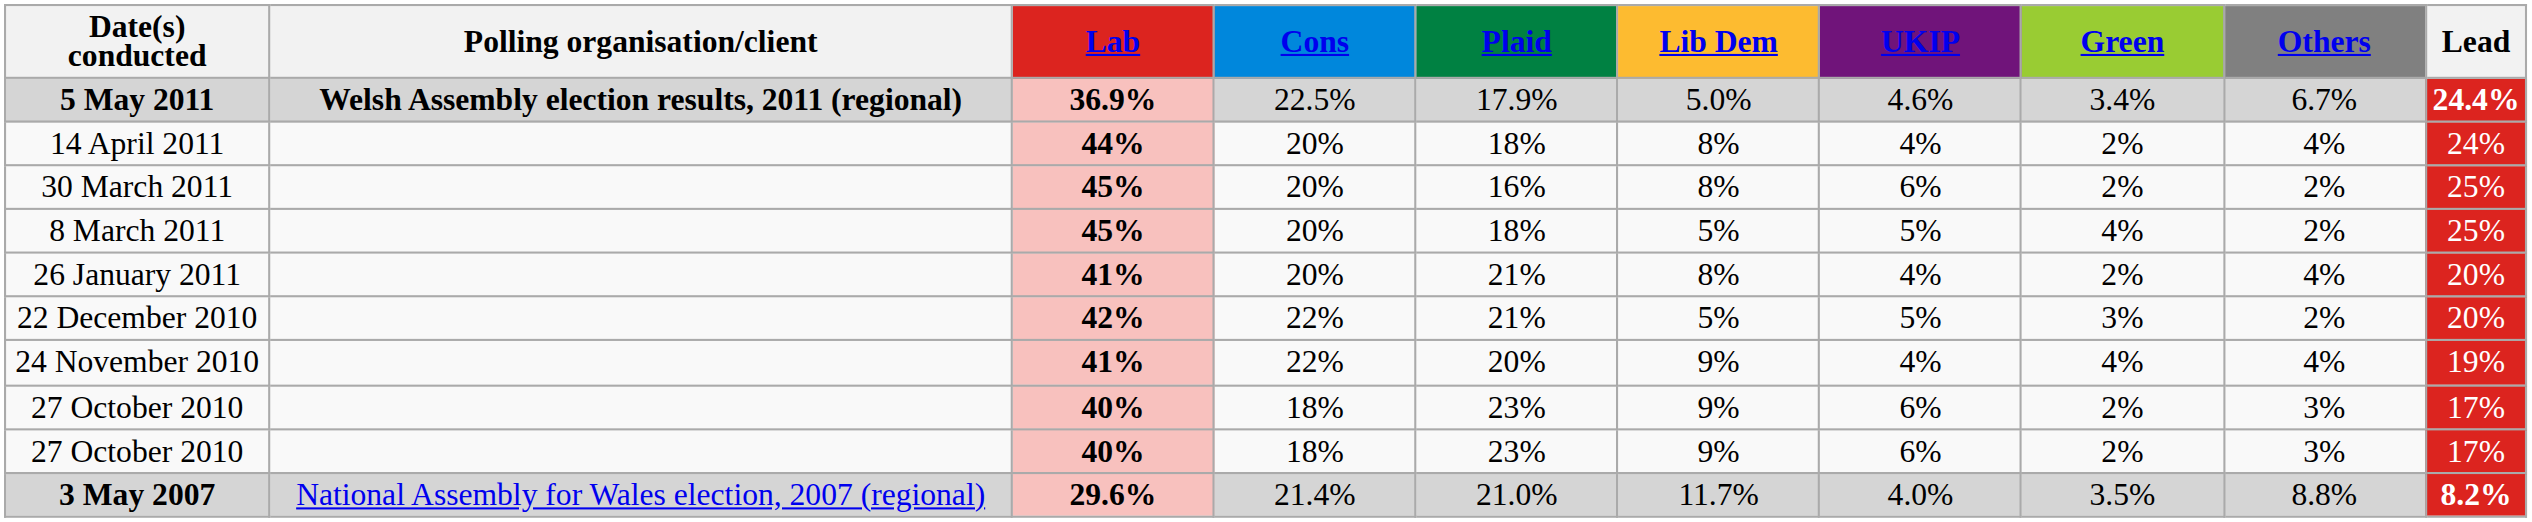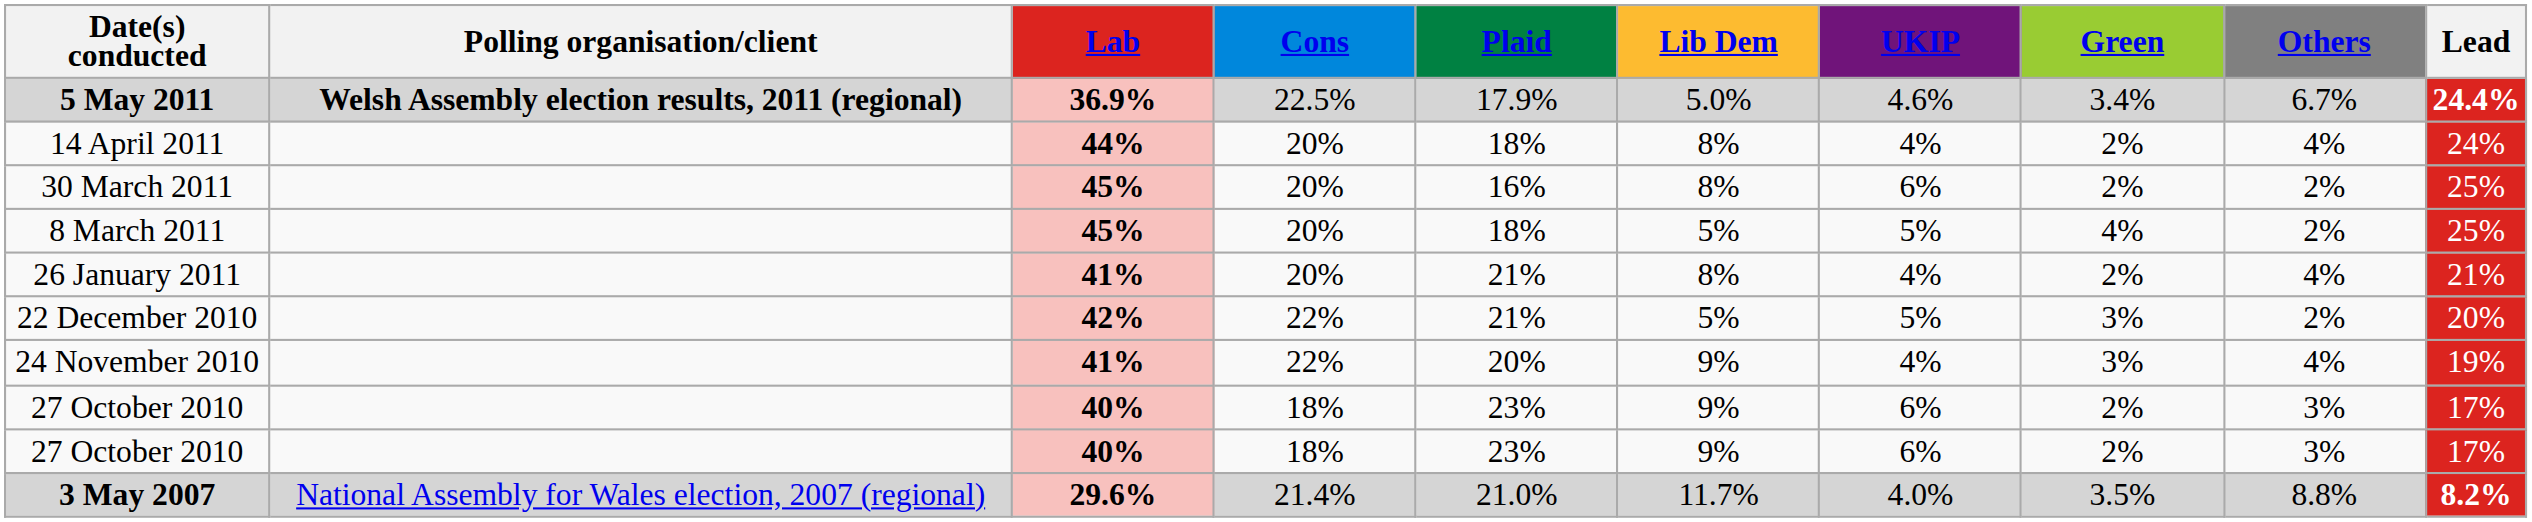(2476, 274) 20% -> (2476, 274) 21%
(2122, 362) 4% -> (2122, 362) 3%
